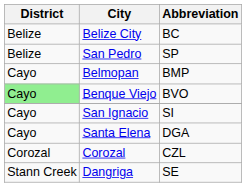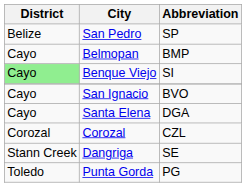- row: (112, 34)
(175, 93) BVO -> (168, 73) SI
(168, 113) SI -> (175, 93) BVO
+ row: (118, 172)
